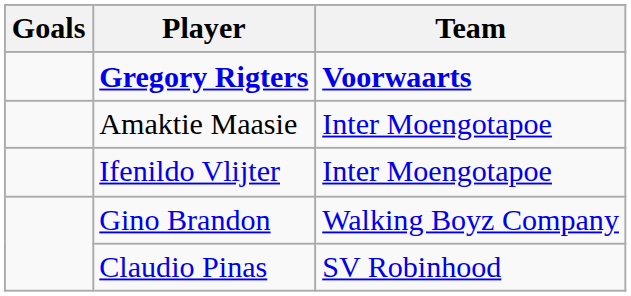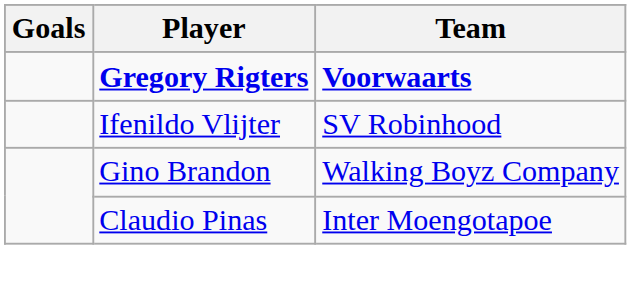- row: (198, 123)
(437, 171) Inter Moengotapoe -> (412, 123) SV Robinhood
(412, 266) SV Robinhood -> (437, 219) Inter Moengotapoe
